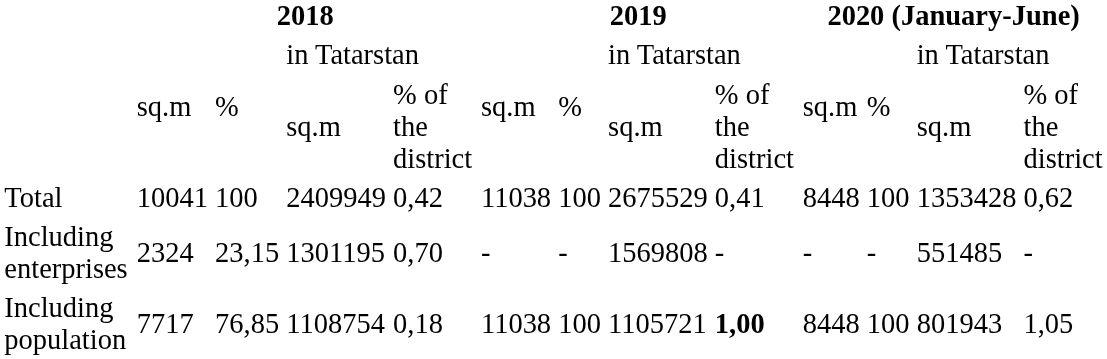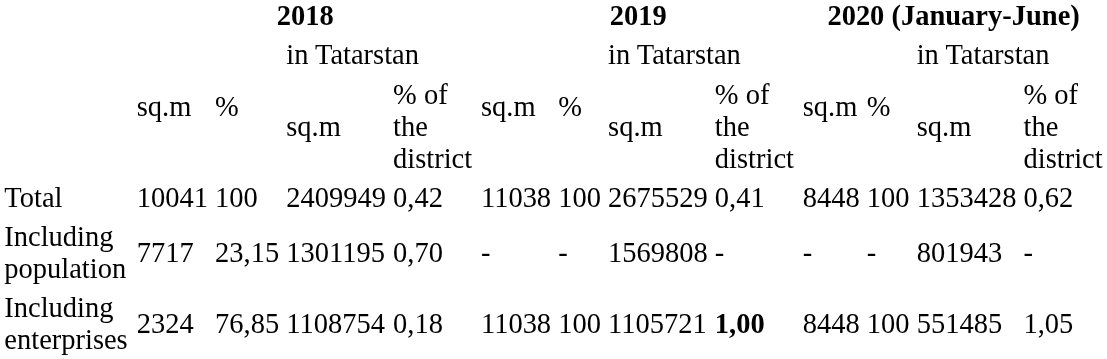(66, 252) Including enterprises -> (65, 252) Including population
(165, 252) 2324 -> (165, 252) 7717
(959, 252) 551485 -> (959, 252) 801943
(65, 323) Including population -> (66, 323) Including enterprises
(165, 323) 7717 -> (165, 323) 2324
(959, 323) 801943 -> (959, 323) 551485
